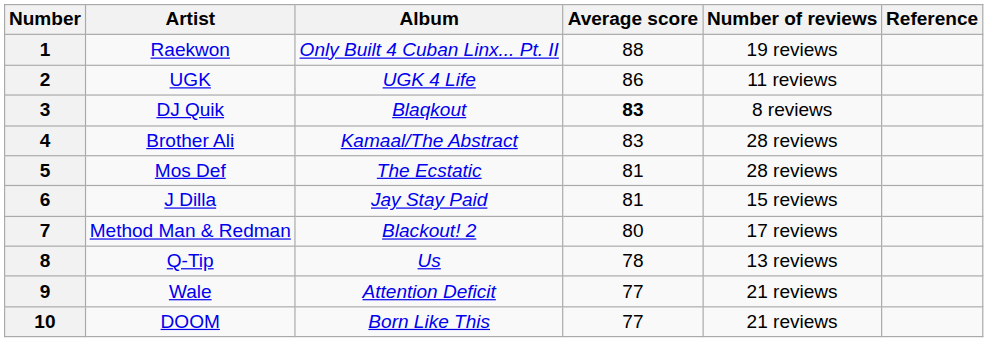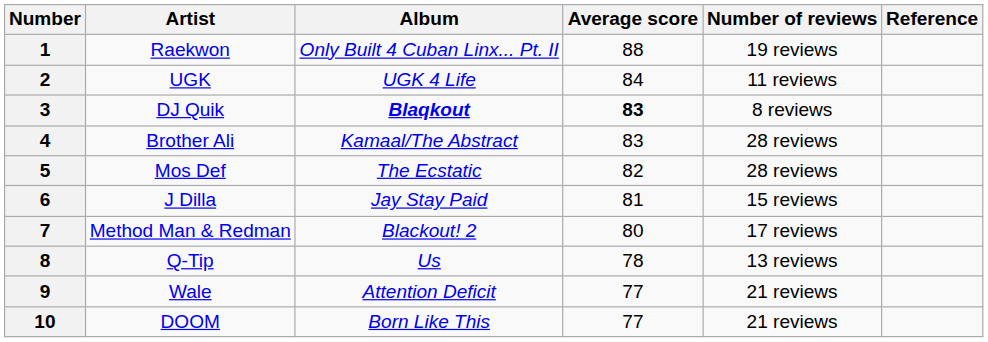(633, 79) 86 -> (633, 79) 84
(429, 110) normal -> (429, 110) bold
(633, 170) 81 -> (633, 170) 82
